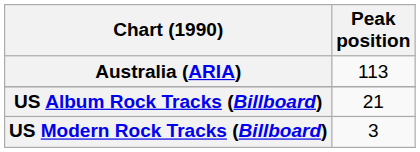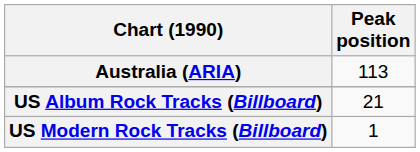(373, 131) 3 -> (373, 131) 1
